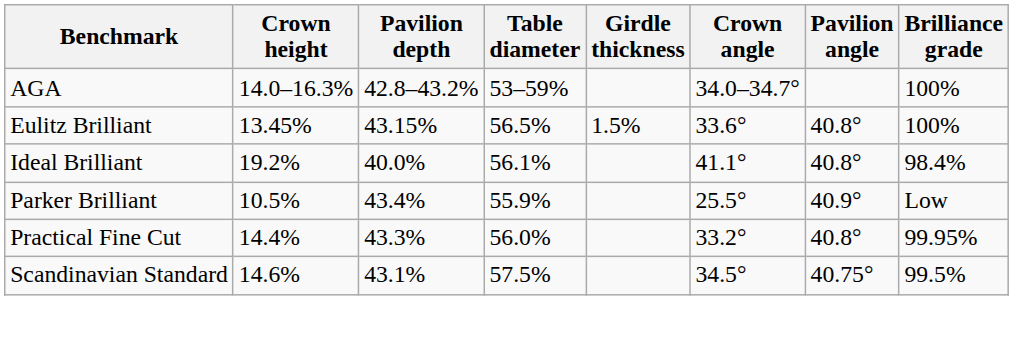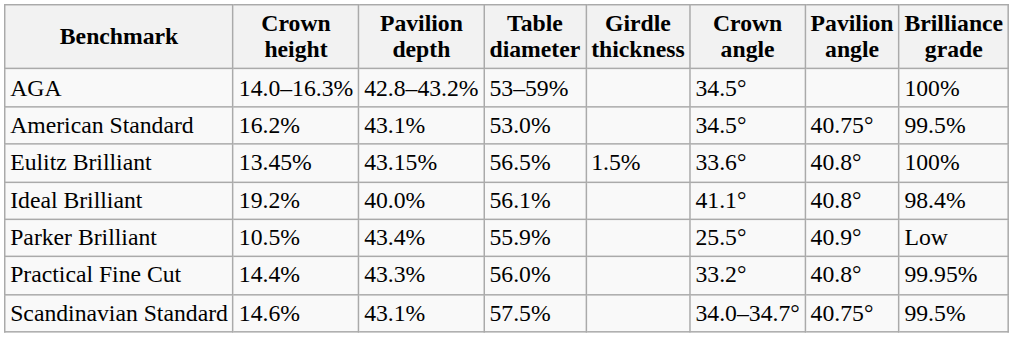(748, 87) 34.0–34.7° -> (721, 87) 34.5°
+ row: (102, 125)
(721, 275) 34.5° -> (748, 312) 34.0–34.7°
